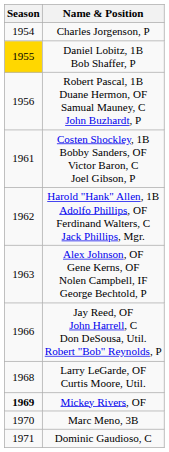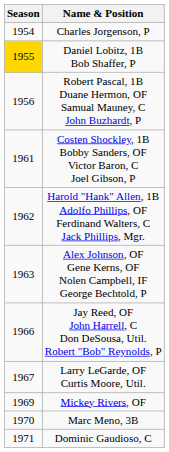(23, 377) 1968 -> (23, 377) 1967
(23, 401) bold -> (23, 401) normal
